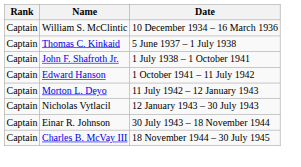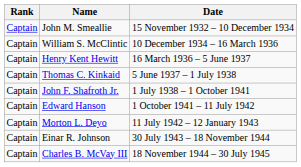+ row: (77, 28)
+ row: (80, 59)
- row: (76, 106)
